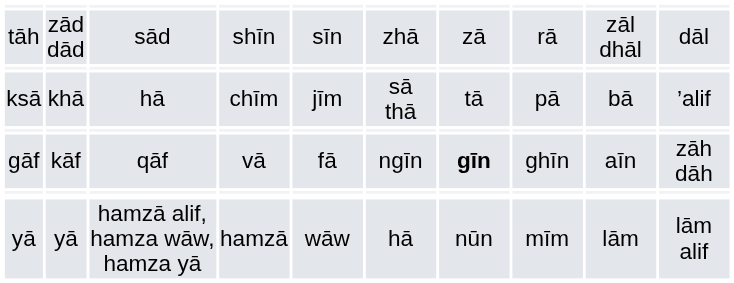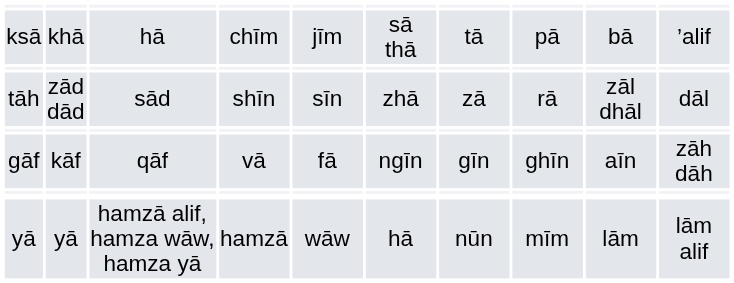rows swapped: (24, 99) <-> (24, 37)
(474, 161) bold -> (474, 161) normal
